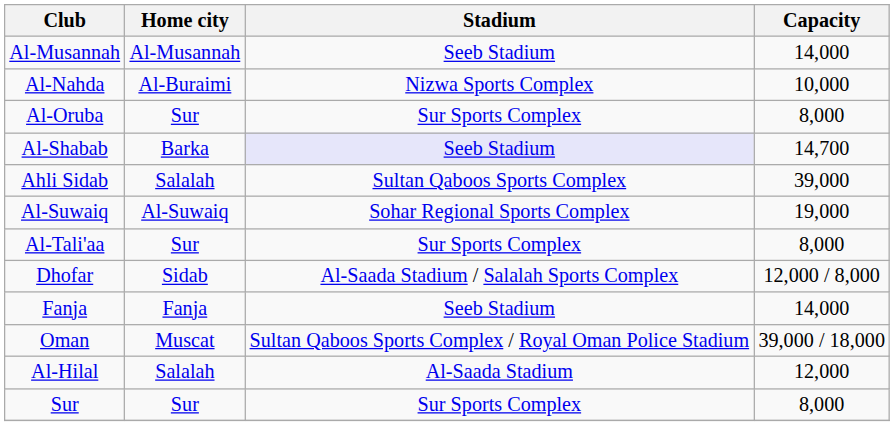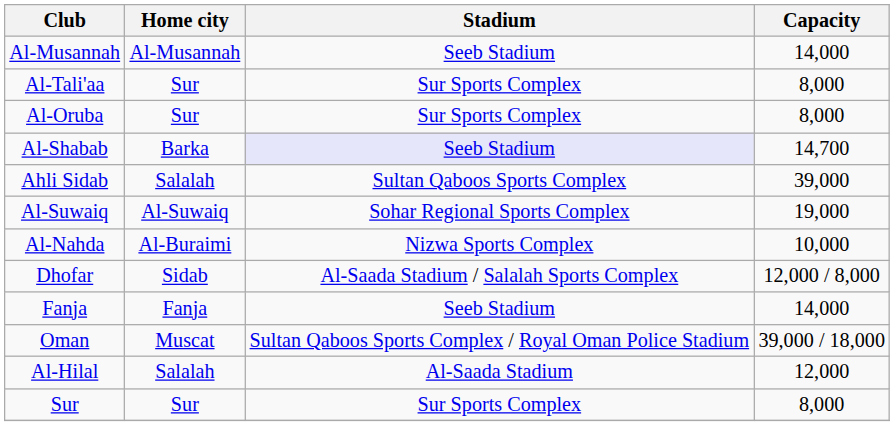rows swapped: (65, 84) <-> (65, 244)
